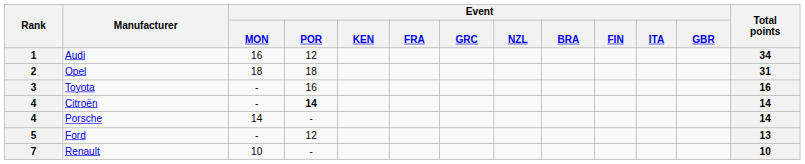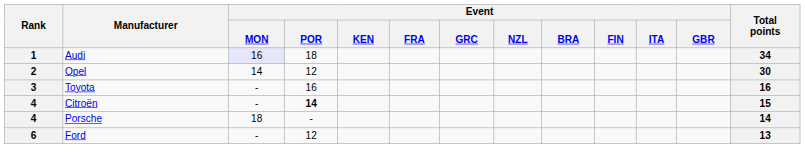(257, 55) no background -> (257, 55) lavender background
(311, 55) 12 -> (311, 55) 18
(257, 71) 18 -> (257, 71) 14
(311, 71) 18 -> (311, 71) 12
(765, 71) 31 -> (765, 71) 30
(765, 103) 14 -> (765, 103) 15
(257, 119) 14 -> (257, 119) 18
(34, 135) 5 -> (34, 135) 6
- row: (82, 151)
